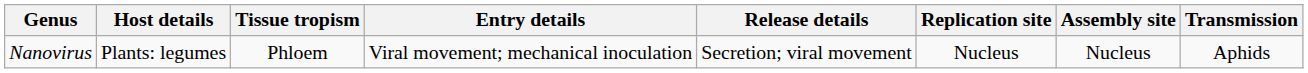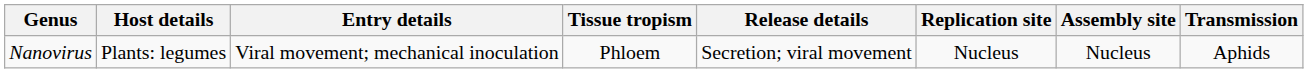columns swapped: (297, 20) <-> (530, 20)
